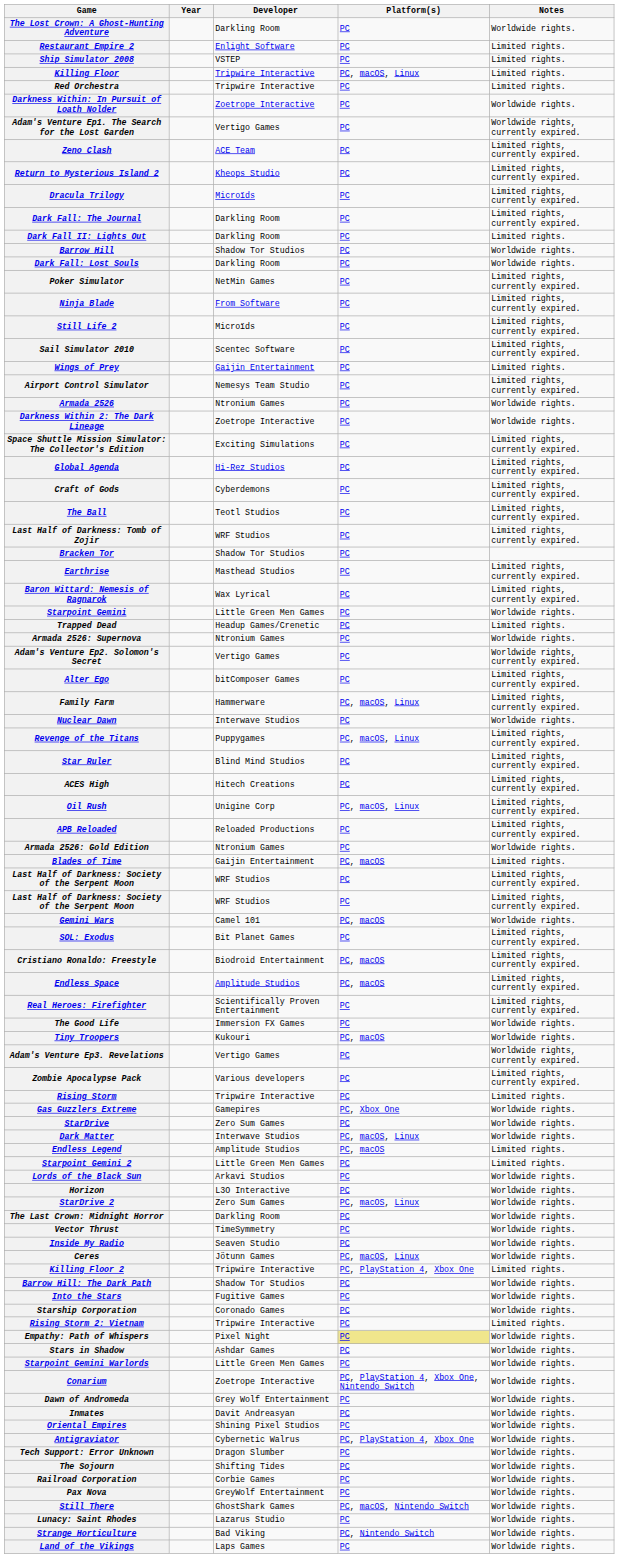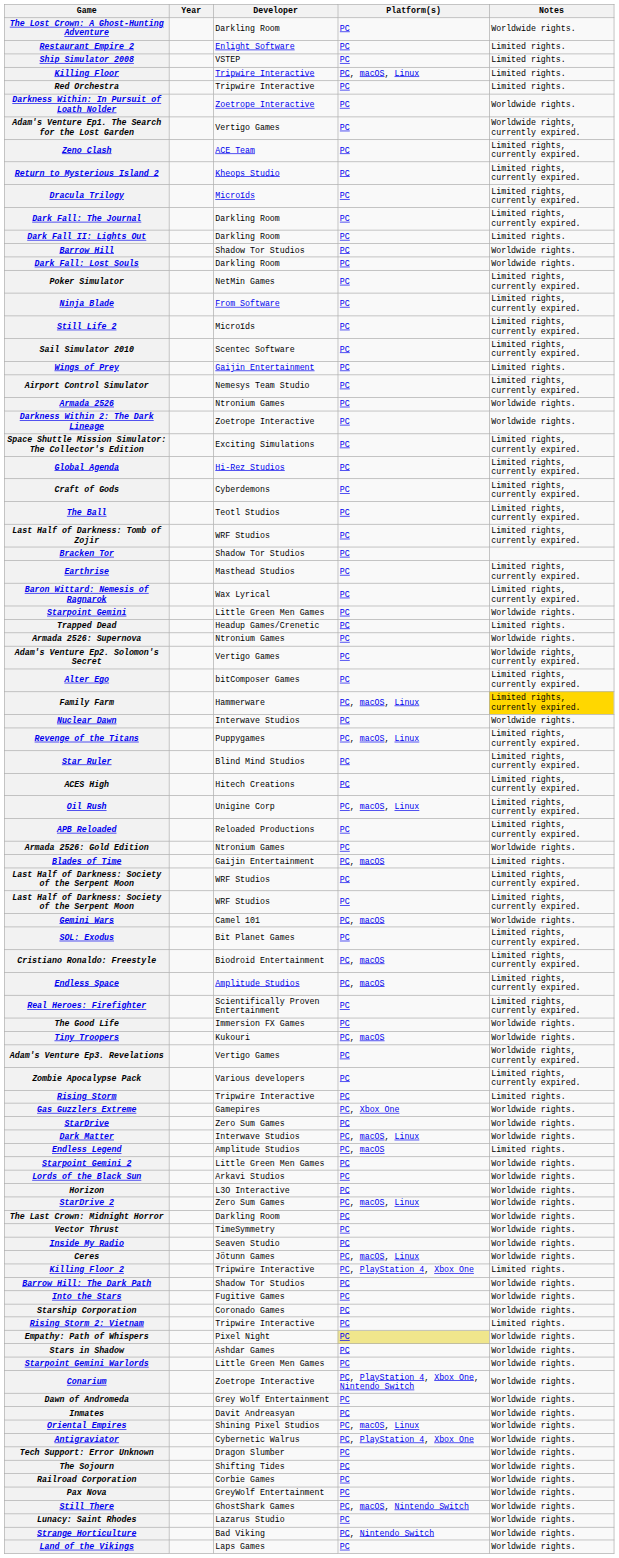(536, 703) no background -> (536, 703) gold background
(528, 1164) Limited rights. -> (533, 1164) Worldwide rights.
(345, 1427) PC -> (380, 1427) PC, macOS, Linux
